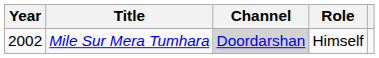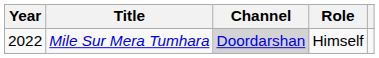(25, 41) 2002 -> (25, 41) 2022
